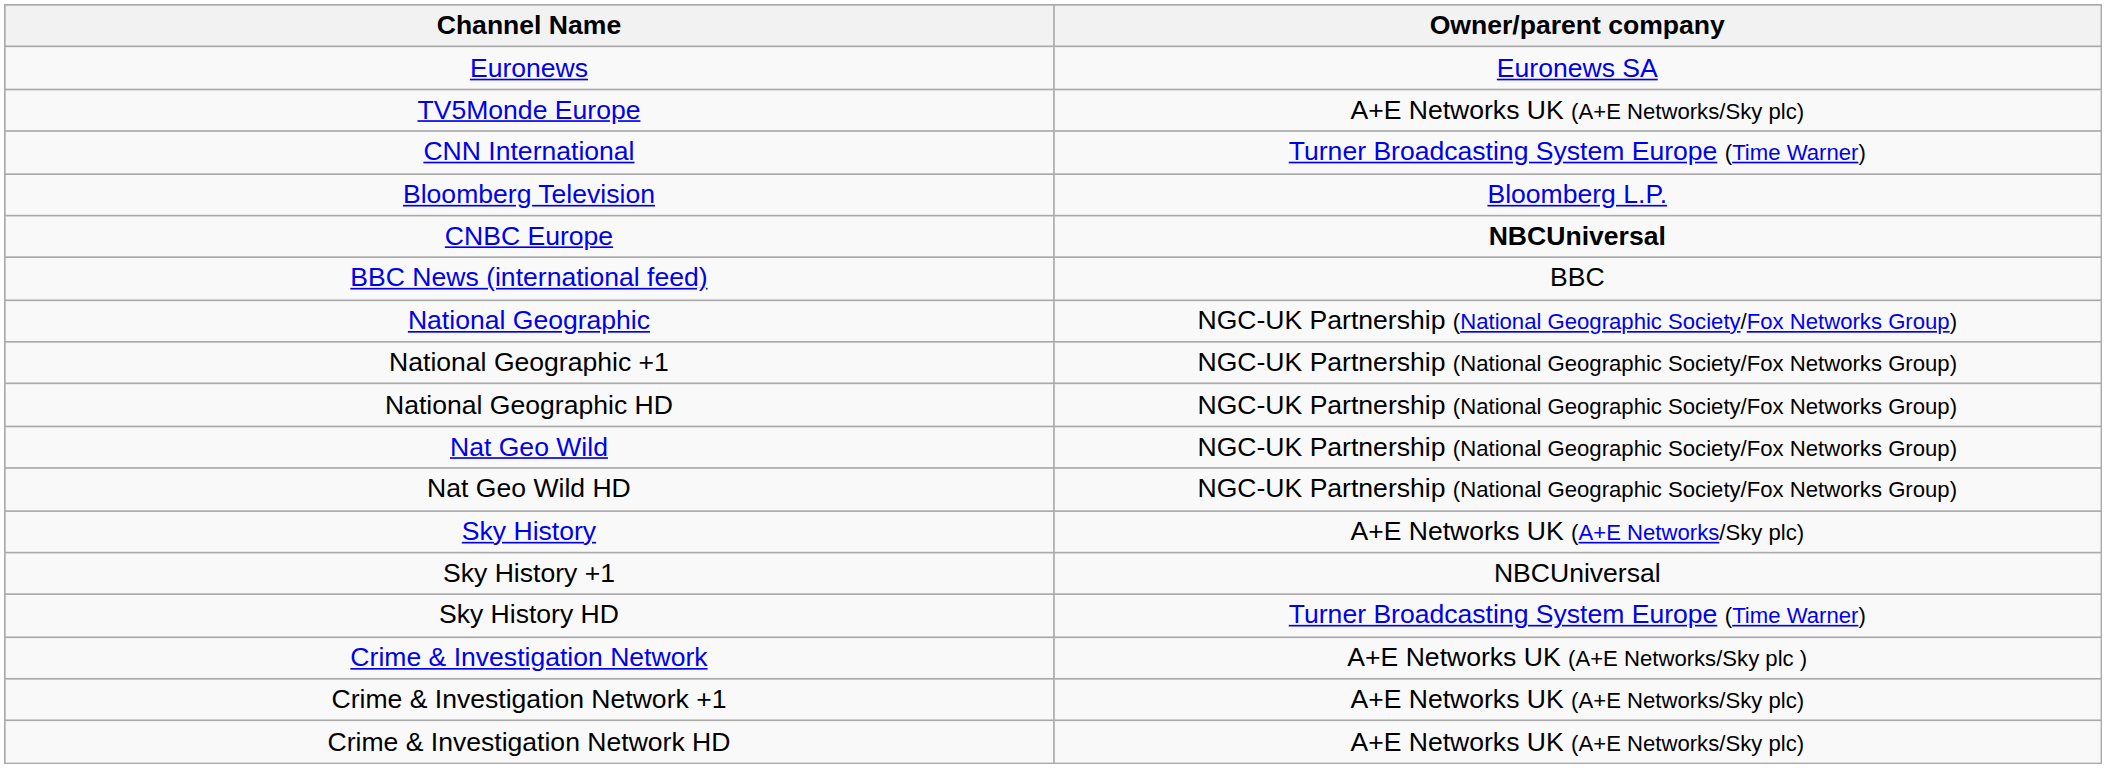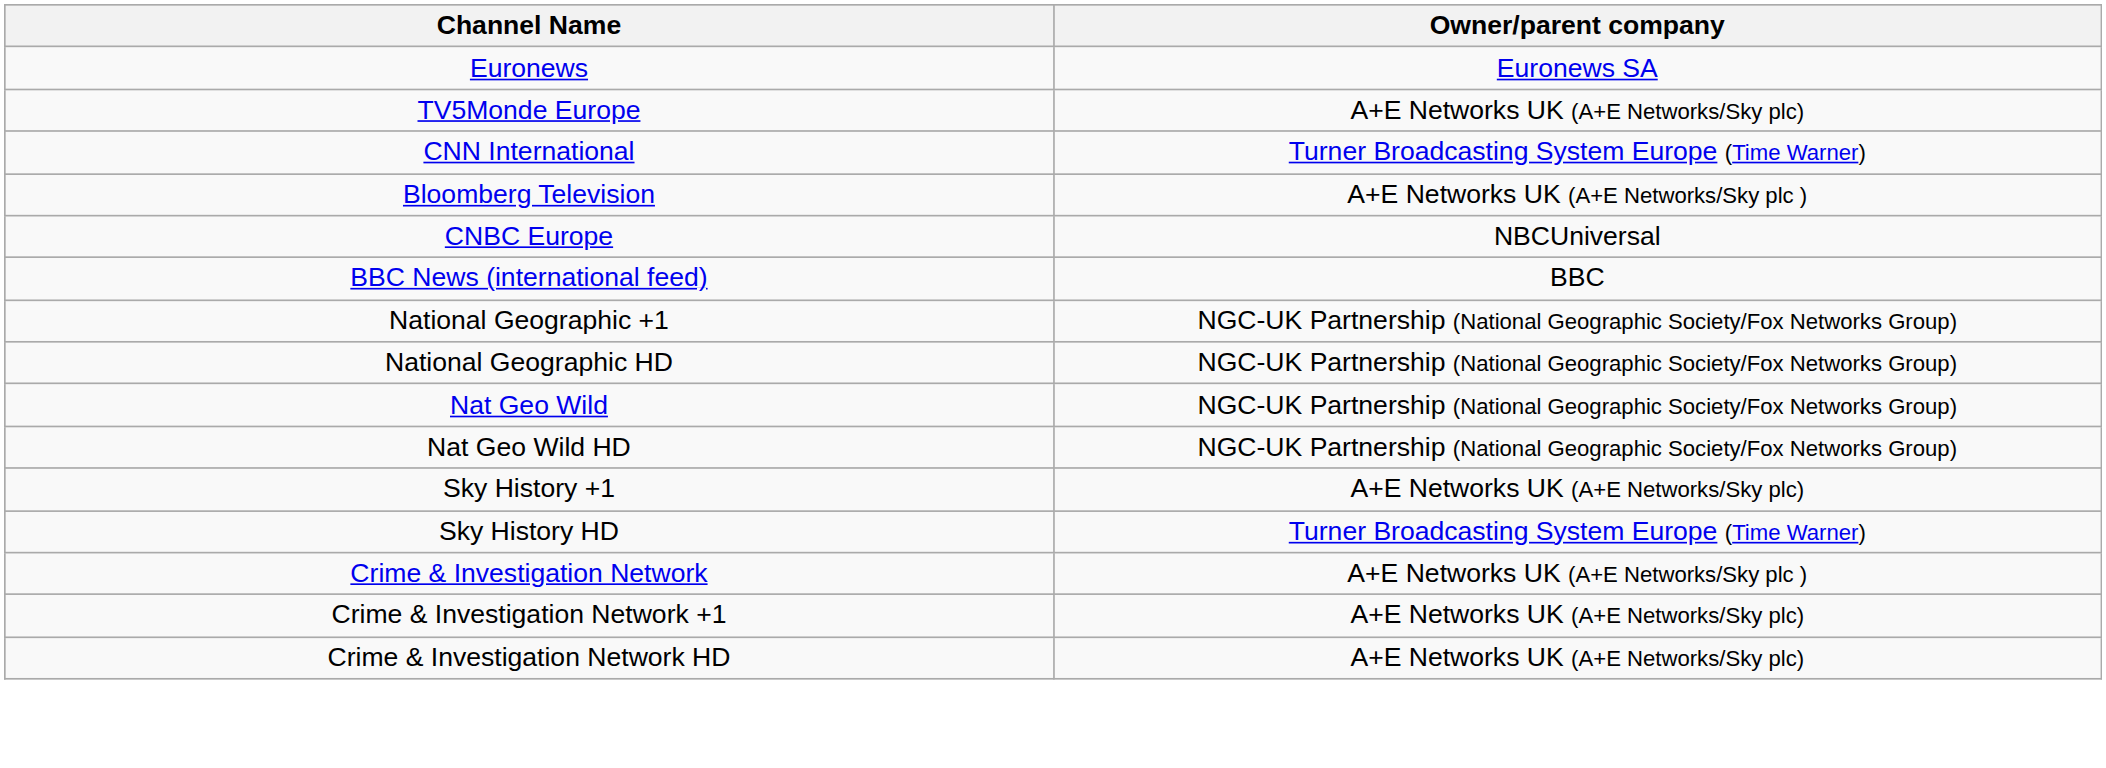(1577, 194) Bloomberg L.P. -> (1577, 194) A+E Networks UK (A+E Networks/Sky plc )
(1577, 236) bold -> (1577, 236) normal
- row: (529, 320)
- row: (529, 531)
(1577, 573) NBCUniversal -> (1577, 488) A+E Networks UK (A+E Networks/Sky plc)
